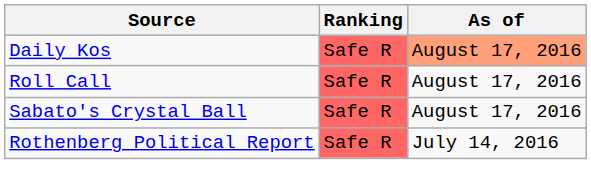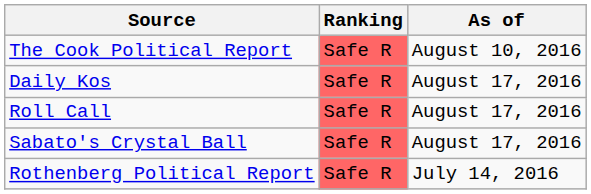+ row: (151, 51)
(497, 51) lightsalmon background -> (497, 82) no background
